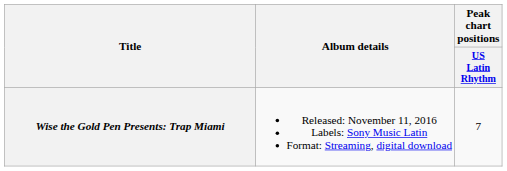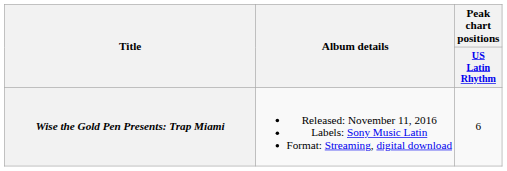(478, 126) 7 -> (478, 126) 6
